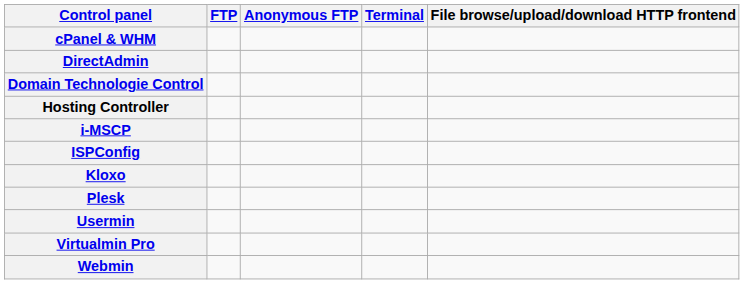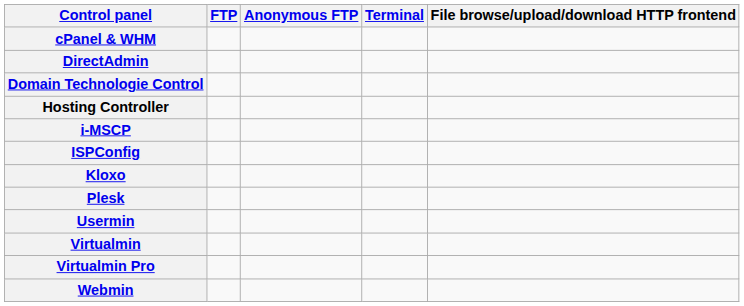+ row: (106, 244)
